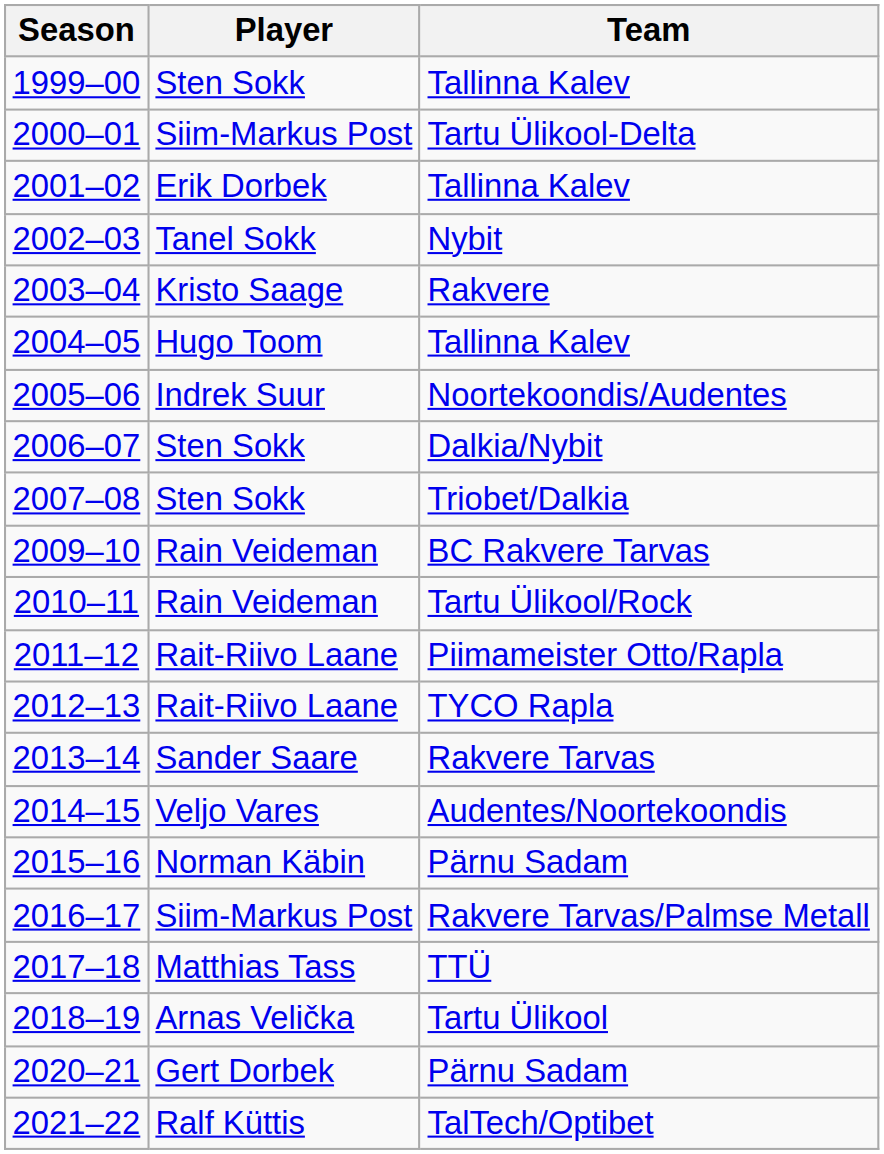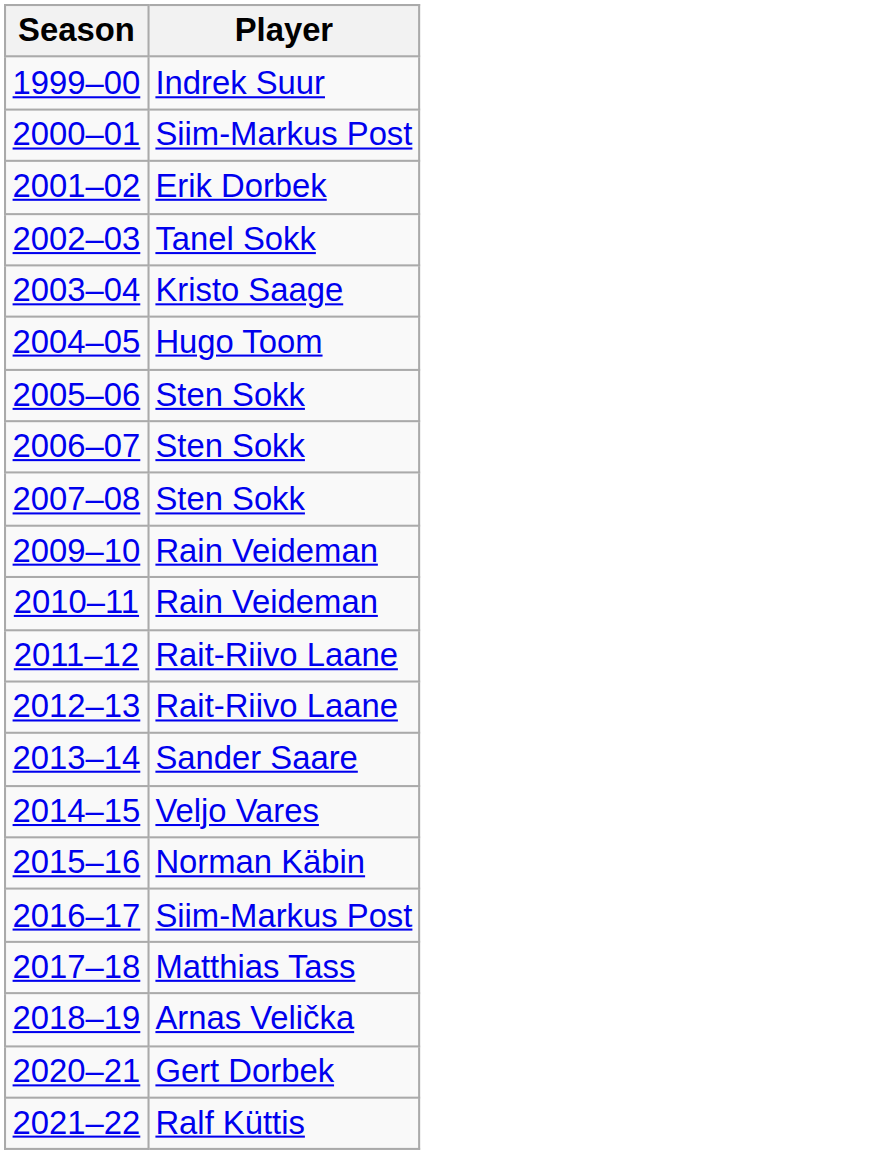- column: (649, 30)
(230, 82) Sten Sokk -> (240, 82) Indrek Suur
(240, 394) Indrek Suur -> (230, 394) Sten Sokk
